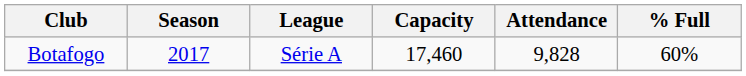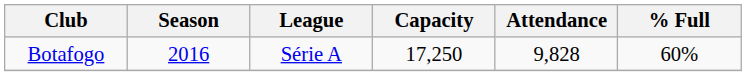(189, 53) 2017 -> (189, 53) 2016
(434, 53) 17,460 -> (434, 53) 17,250
